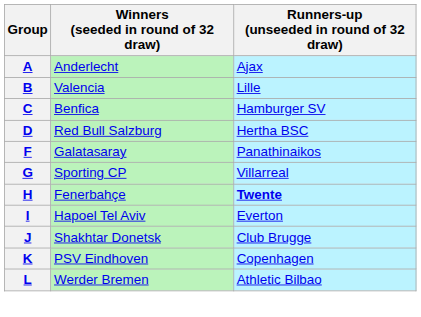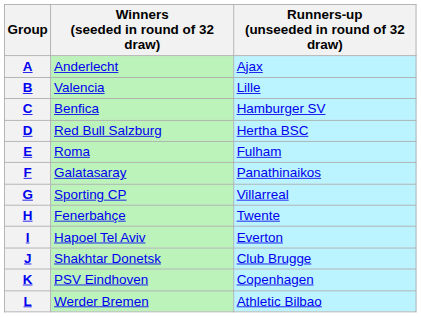+ row: (28, 151)
(259, 194) bold -> (258, 215) normal
